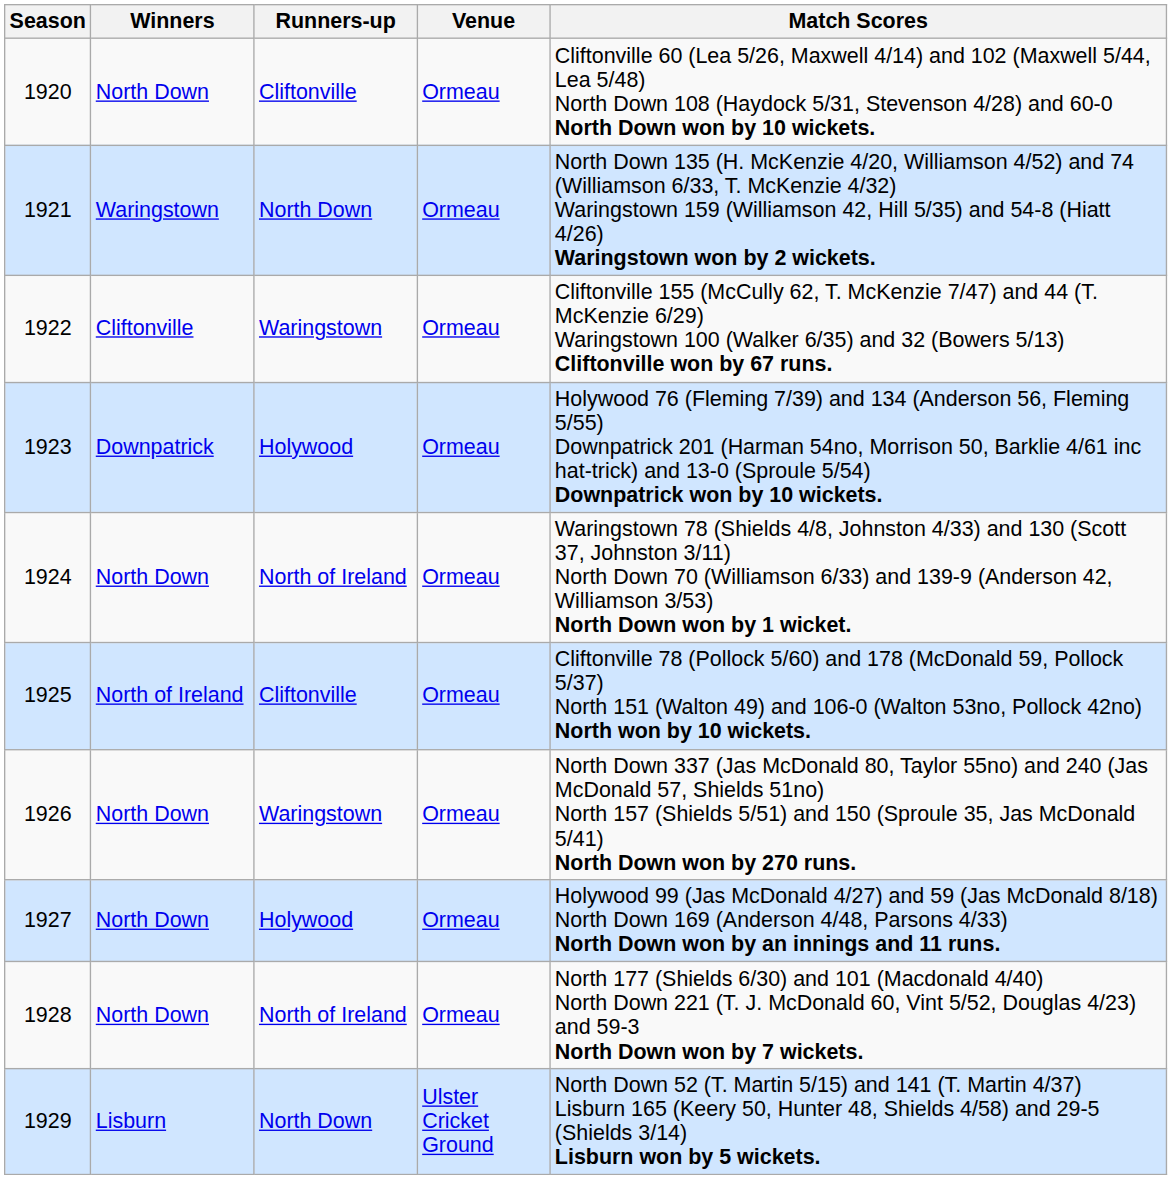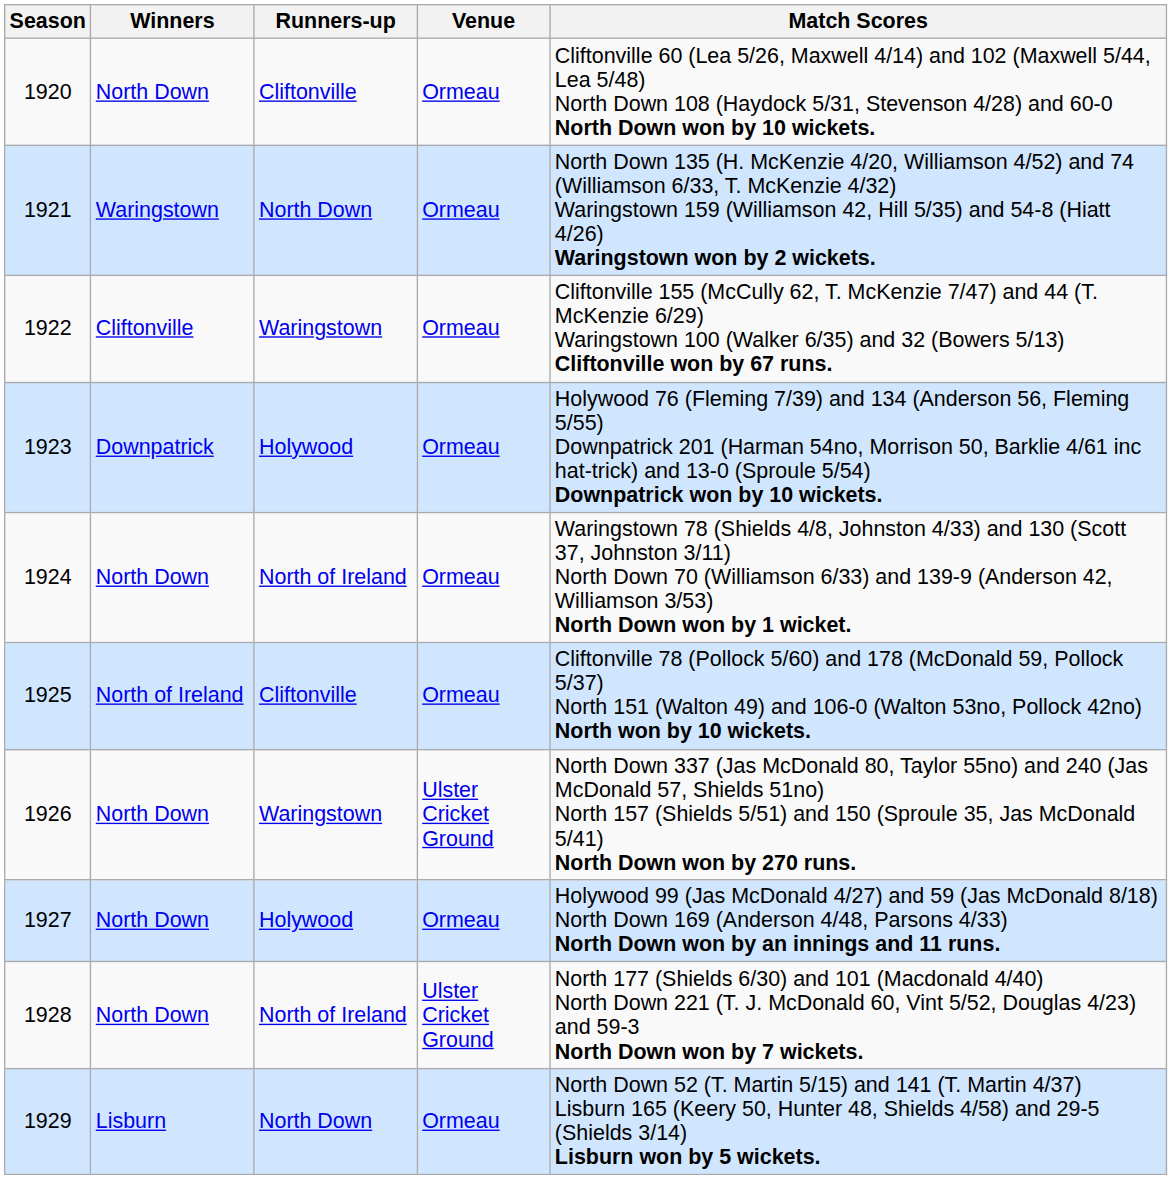(461, 814) Ormeau -> (458, 814) Ulster Cricket Ground
(461, 1014) Ormeau -> (458, 1014) Ulster Cricket Ground
(458, 1121) Ulster Cricket Ground -> (461, 1121) Ormeau
